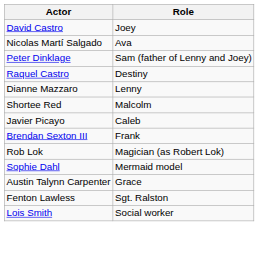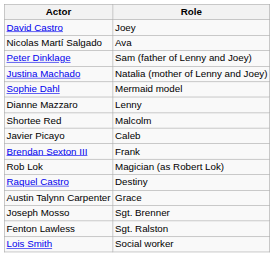+ row: (43, 74)
rows swapped: (38, 74) <-> (33, 167)
+ row: (38, 213)
